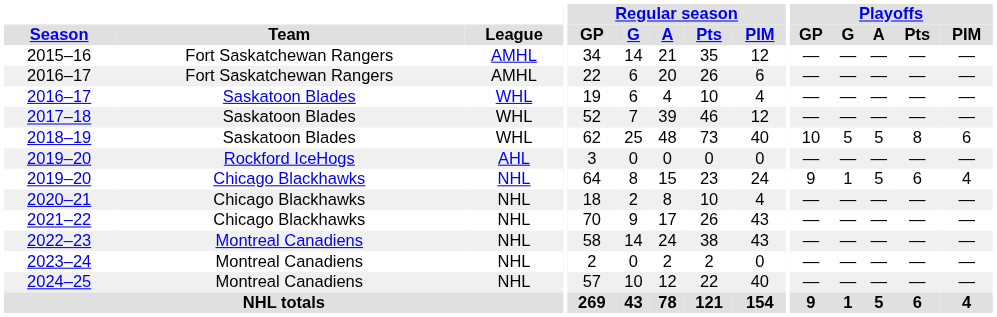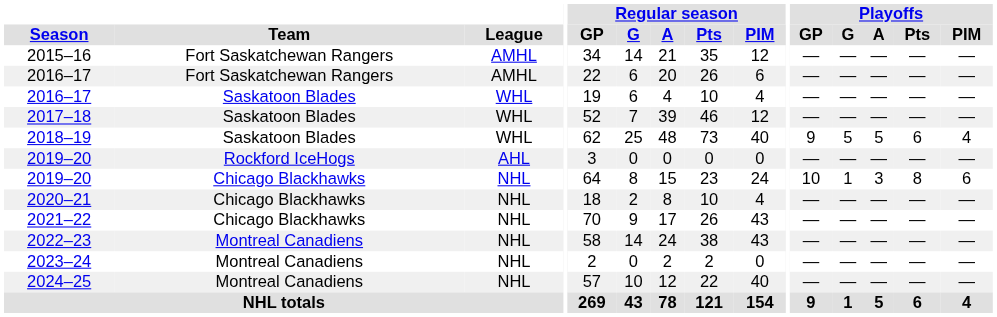(811, 137) 10 -> (811, 137) 9
(917, 137) 8 -> (917, 137) 6
(967, 137) 6 -> (967, 137) 4
(811, 179) 9 -> (811, 179) 10
(879, 179) 5 -> (879, 179) 3
(917, 179) 6 -> (917, 179) 8
(967, 179) 4 -> (967, 179) 6
